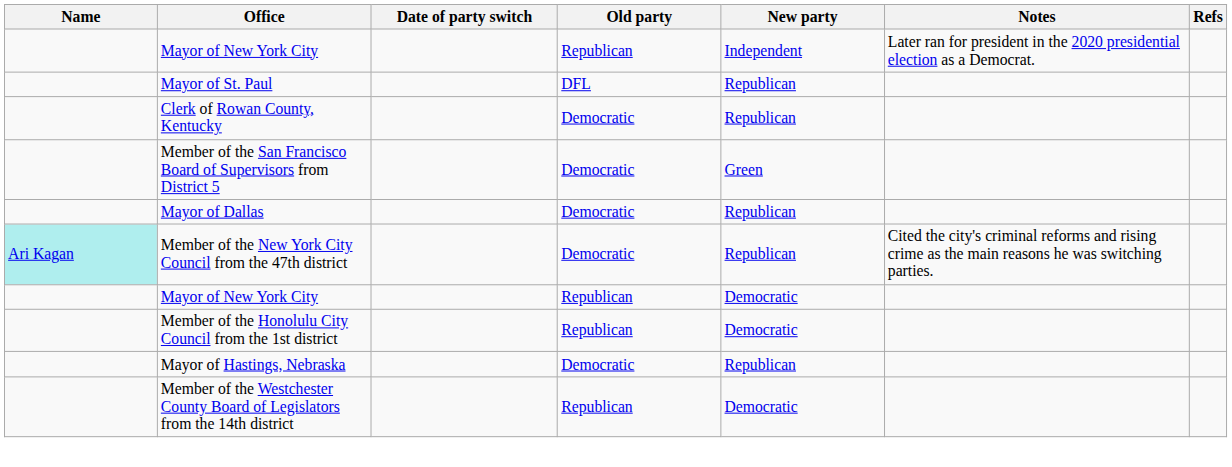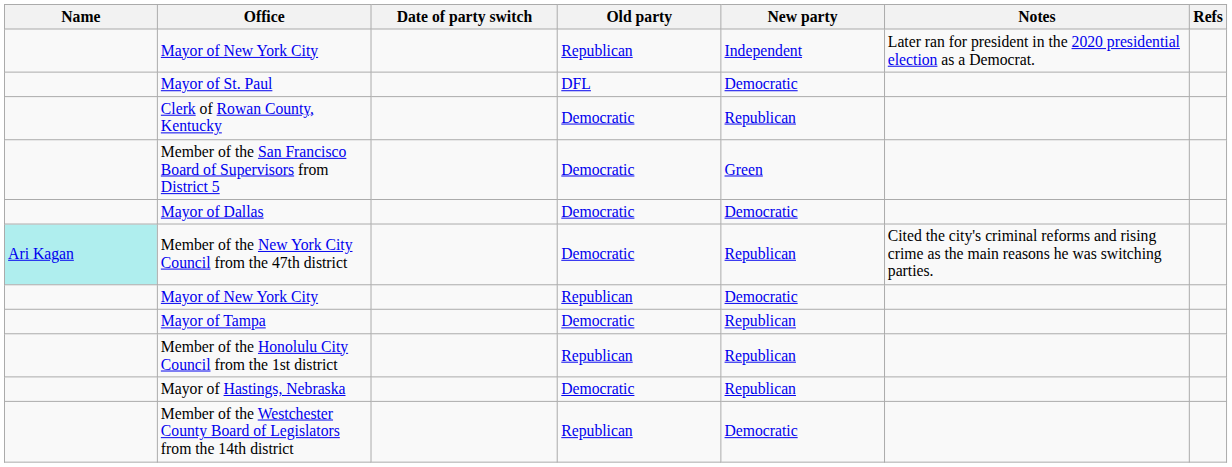(760, 84) Republican -> (761, 84) Democratic
(760, 211) Republican -> (761, 211) Democratic
+ row: (213, 321)
(761, 330) Democratic -> (760, 355) Republican
